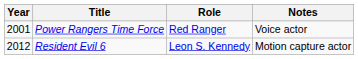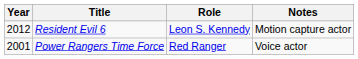rows swapped: (100, 29) <-> (70, 46)
